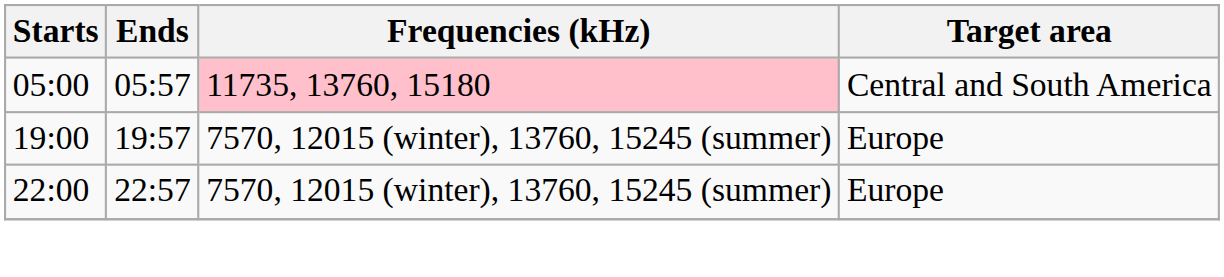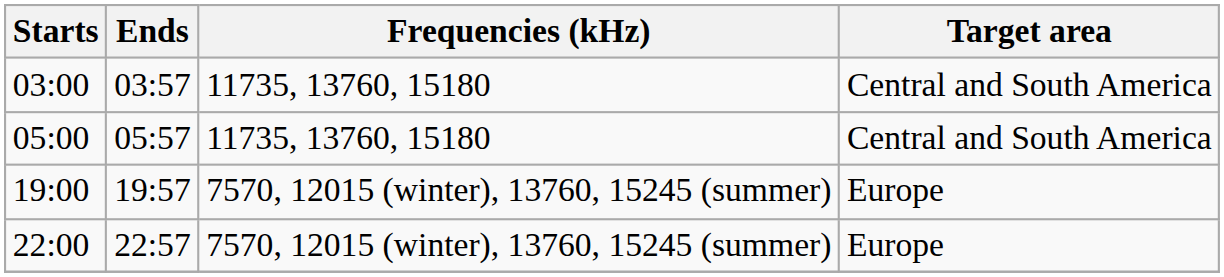+ row: (51, 84)
(348, 84) pink background -> (348, 137) no background
